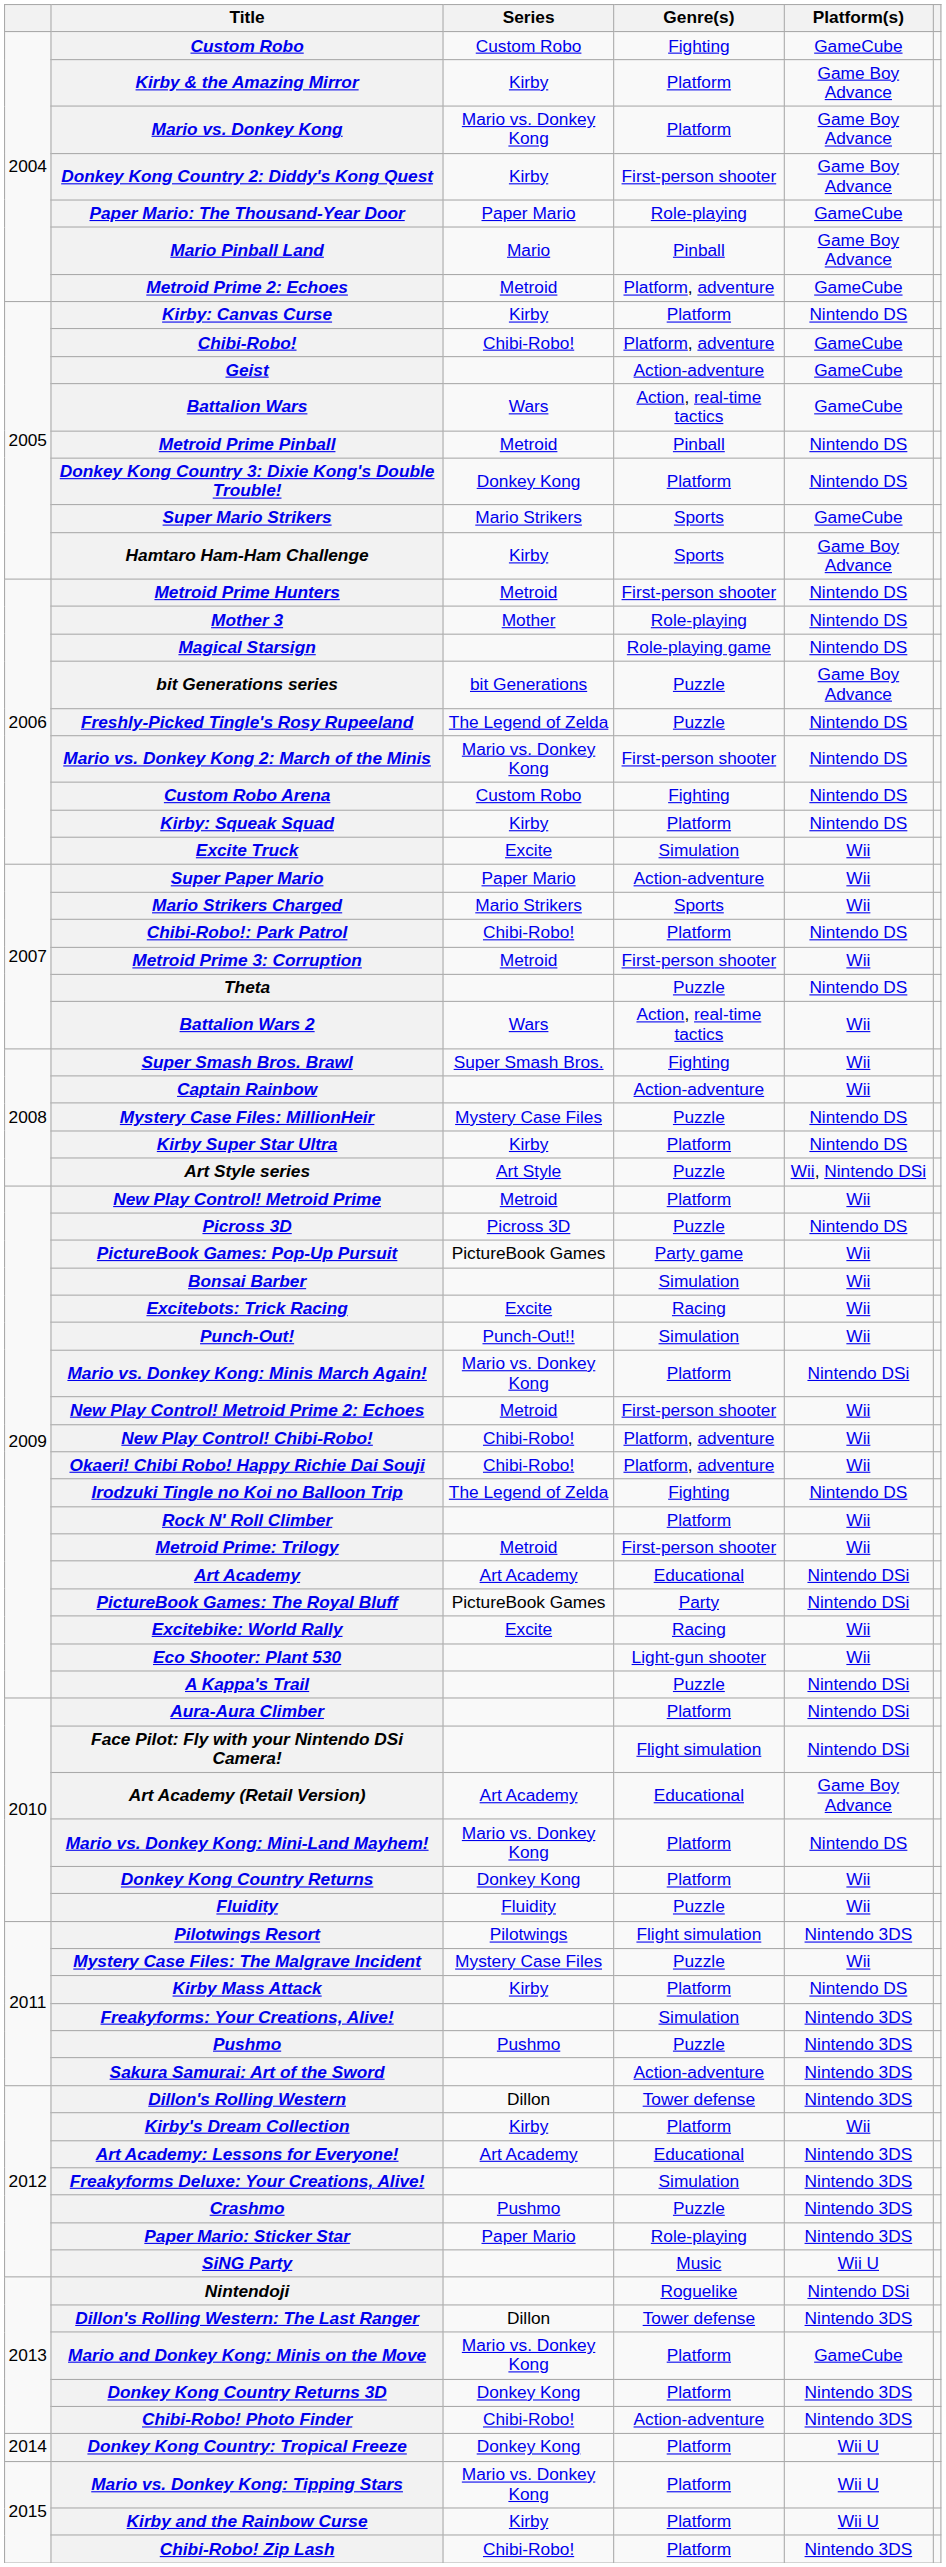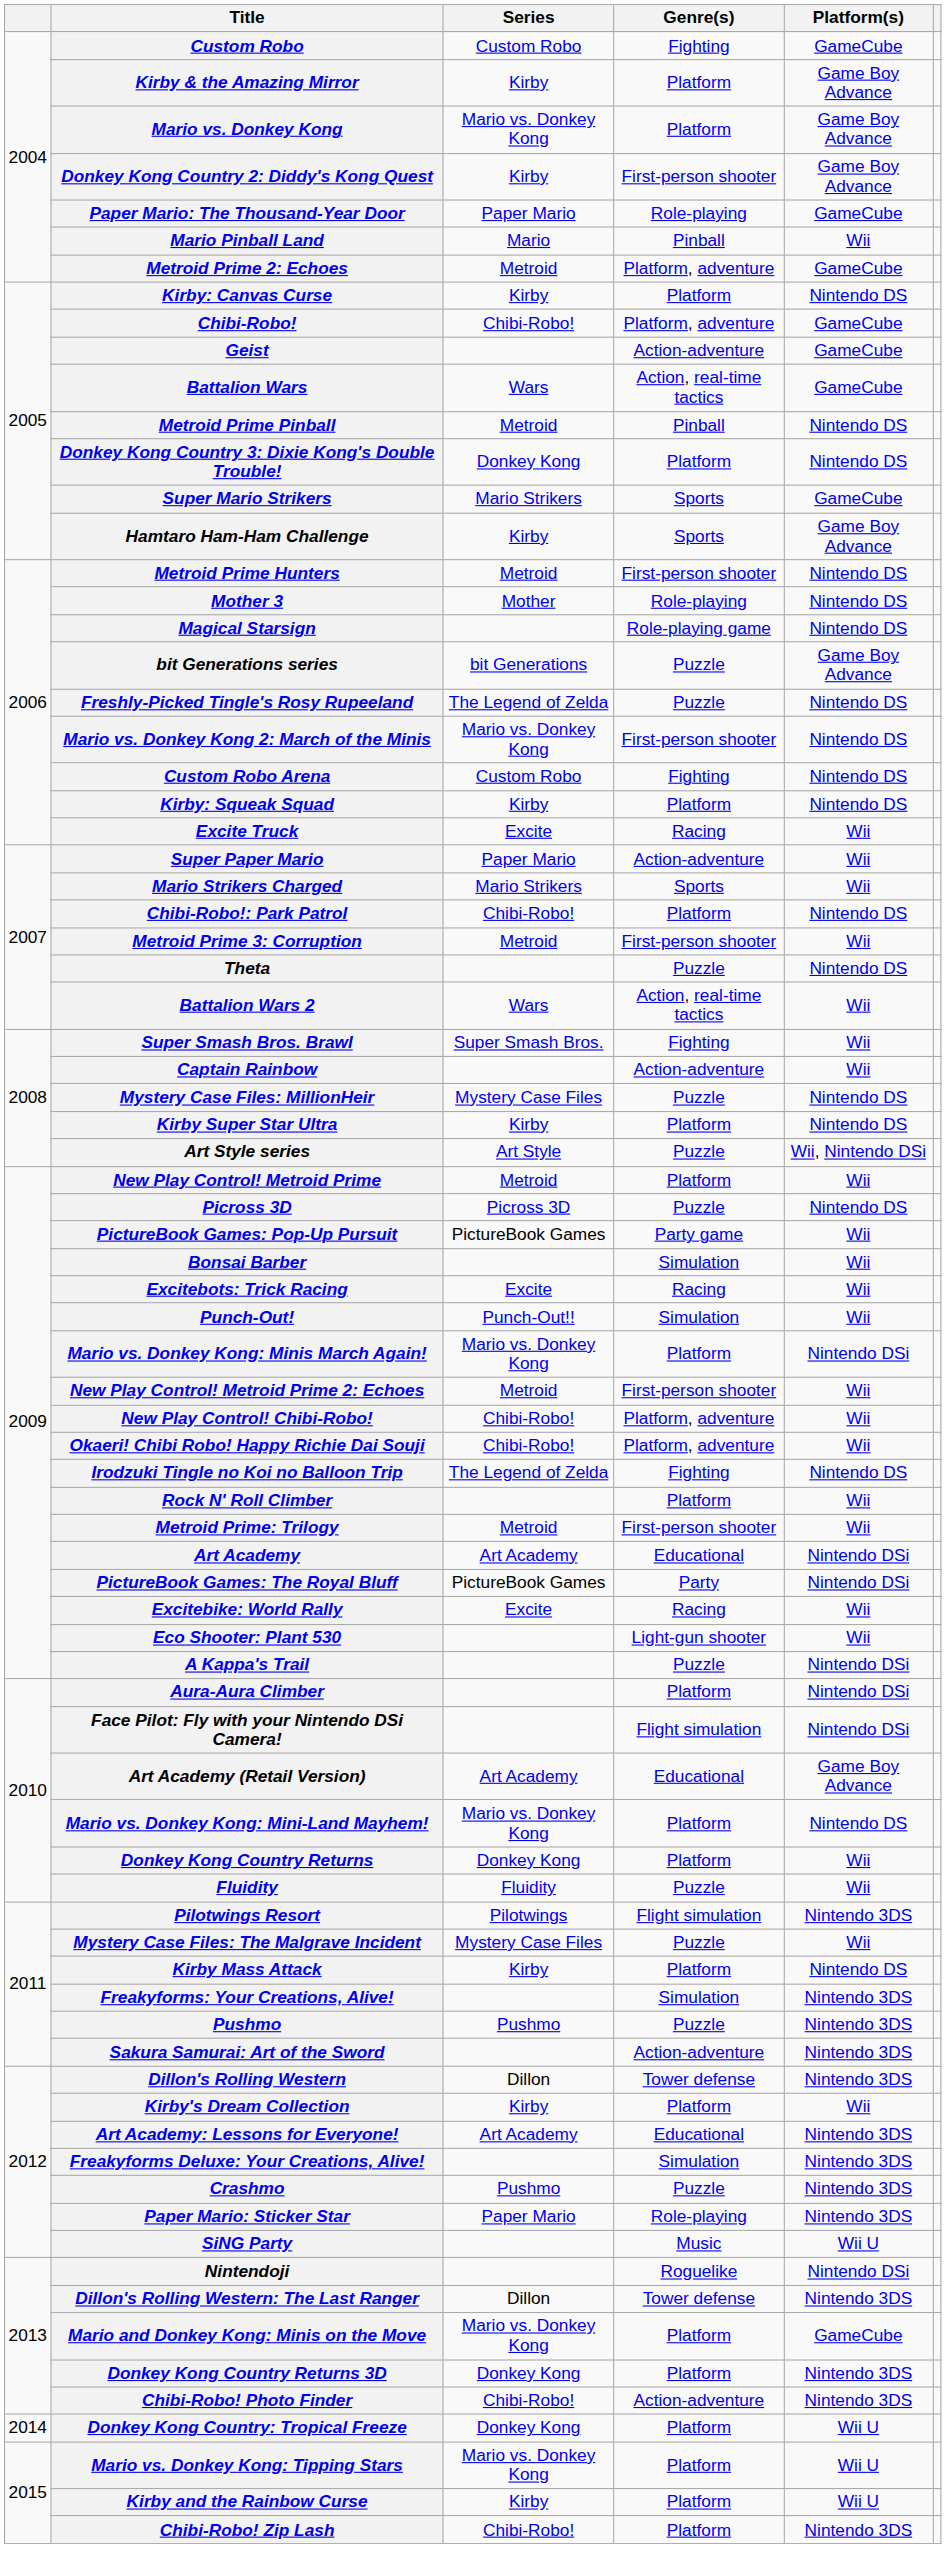(858, 250) Game Boy Advance -> (858, 240) Wii
(699, 850) Simulation -> (699, 831) Racing
